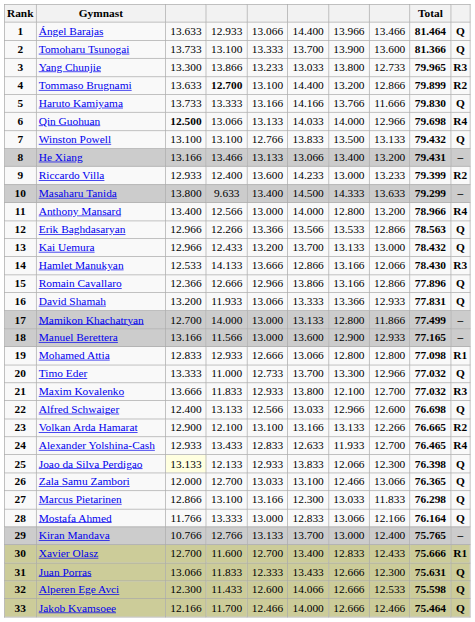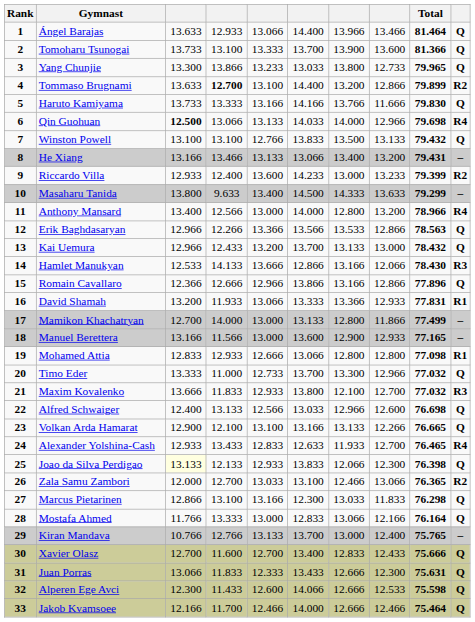(460, 67) R3 -> (460, 67) Q
(460, 301) Q -> (460, 301) R1
(460, 427) R2 -> (460, 427) Q
(460, 481) Q -> (460, 481) R2
(460, 553) R1 -> (460, 553) Q
